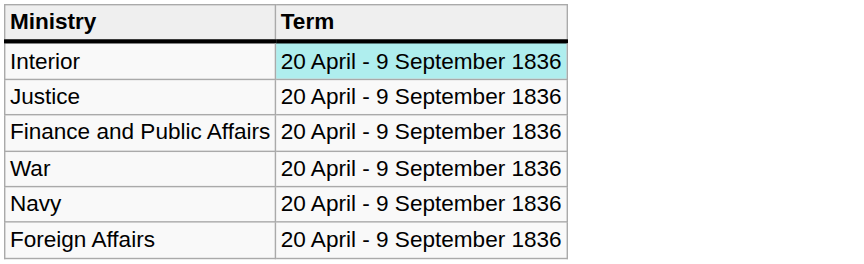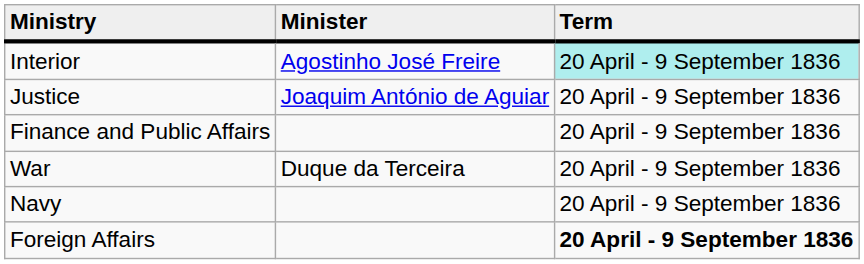+ column: (324, 22)
(421, 239) normal -> (706, 239) bold
